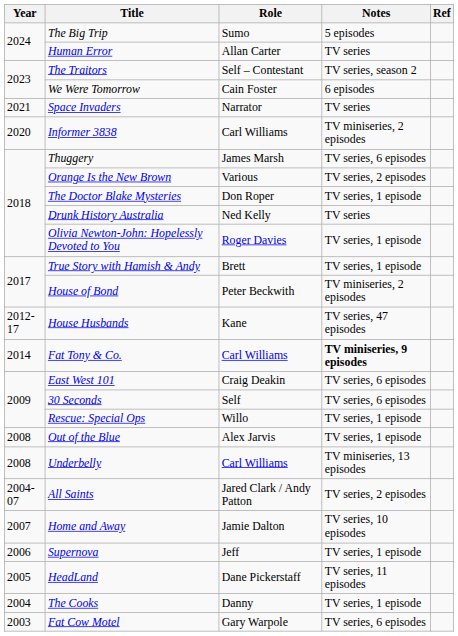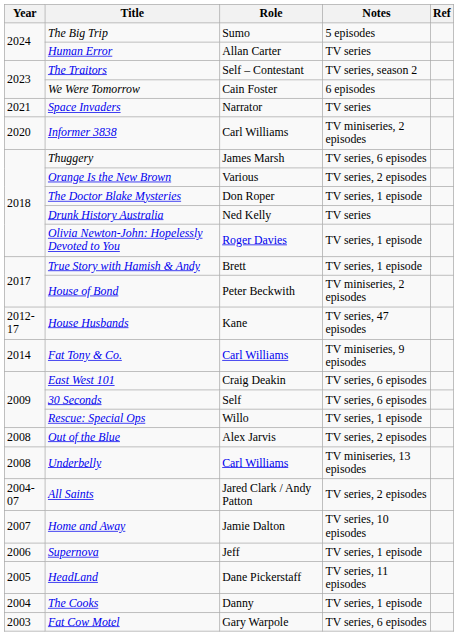(366, 355) bold -> (365, 355) normal
(373, 437) TV series, 1 episode -> (376, 437) TV series, 2 episodes
